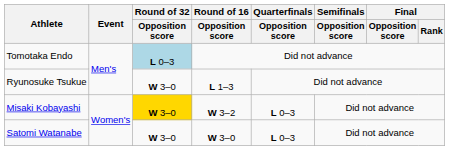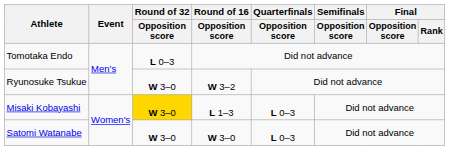(162, 62) lightblue background -> (162, 62) no background
(221, 87) L 1–3 -> (221, 87) W 3–2
(221, 113) W 3–2 -> (221, 113) L 1–3
